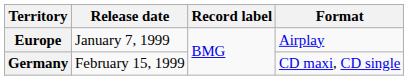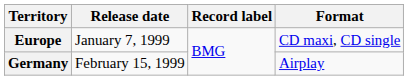(302, 39) Airplay -> (340, 39) CD maxi, CD single
(340, 63) CD maxi, CD single -> (302, 63) Airplay
